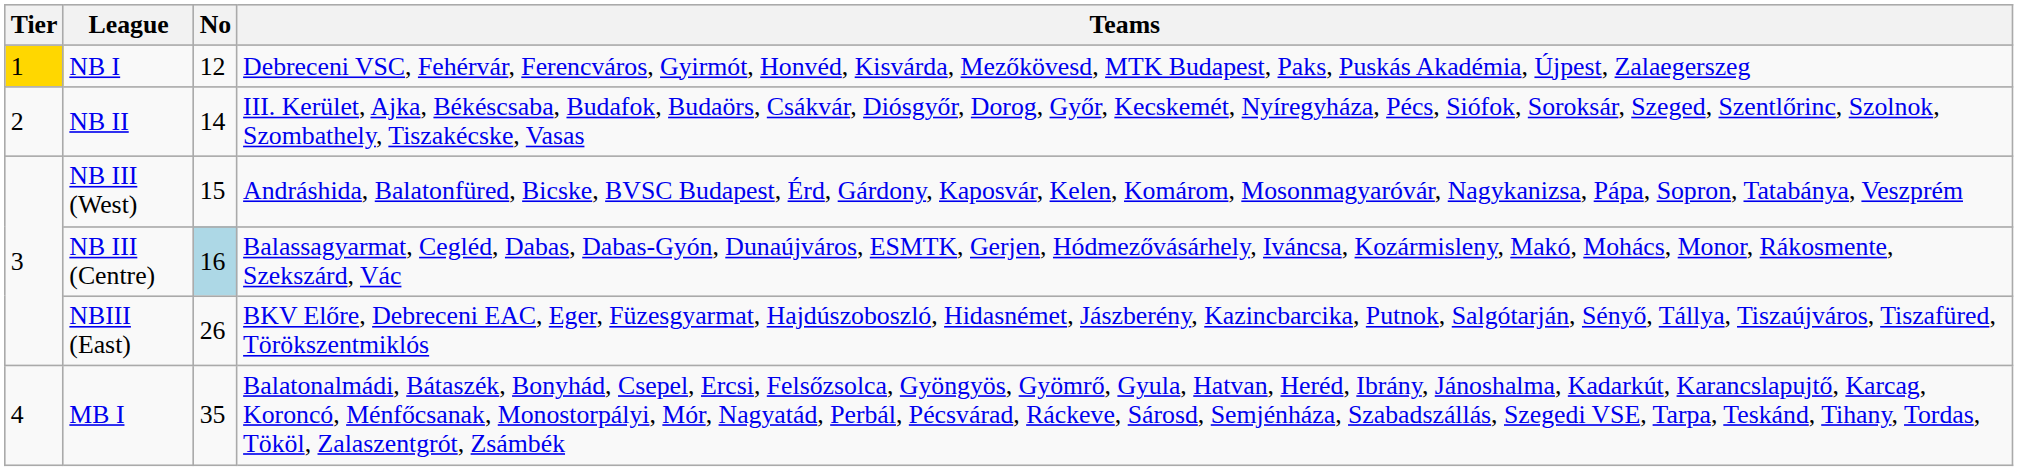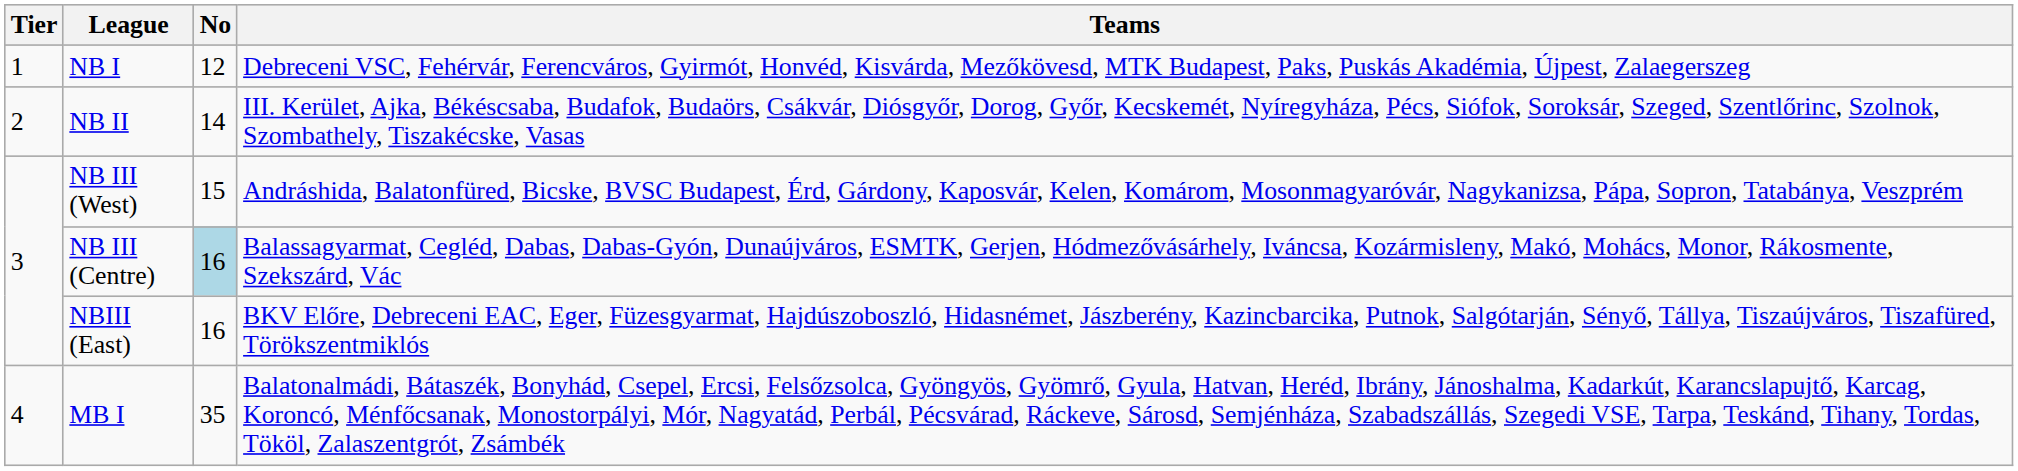(17, 65) gold background -> (17, 65) no background
(213, 330) 26 -> (213, 330) 16
